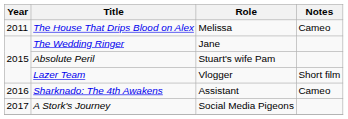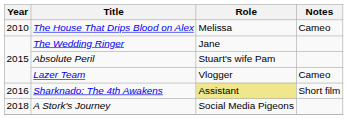(17, 28) 2011 -> (18, 28) 2010
(319, 75) Short film -> (314, 75) Cameo
(219, 91) no background -> (219, 91) khaki background
(314, 91) Cameo -> (319, 91) Short film
(18, 106) 2017 -> (18, 106) 2018
